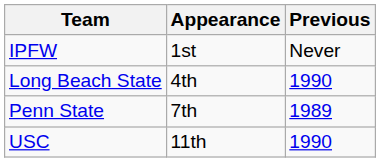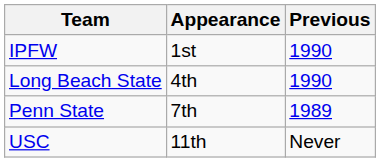(315, 50) Never -> (311, 50) 1990
(311, 141) 1990 -> (315, 141) Never
